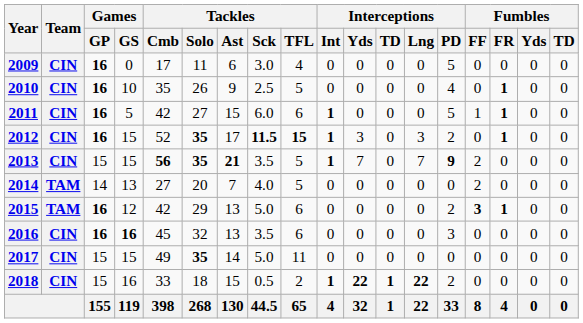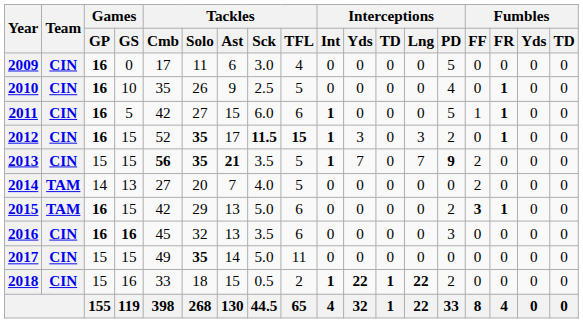(129, 209) 12 -> (129, 209) 15
